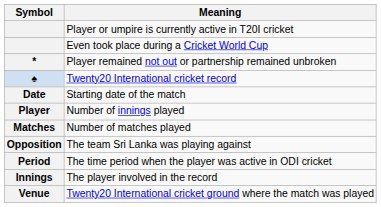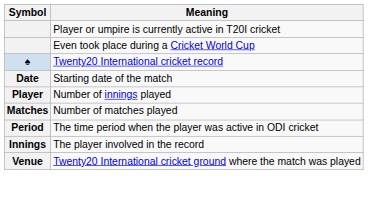- row: (201, 62)
- row: (159, 144)
